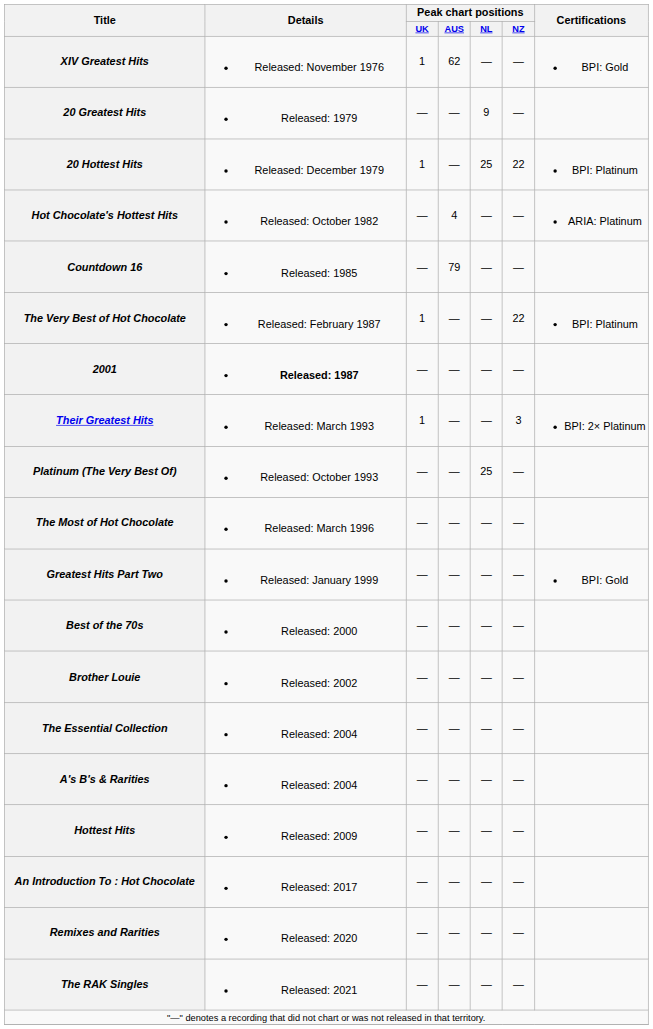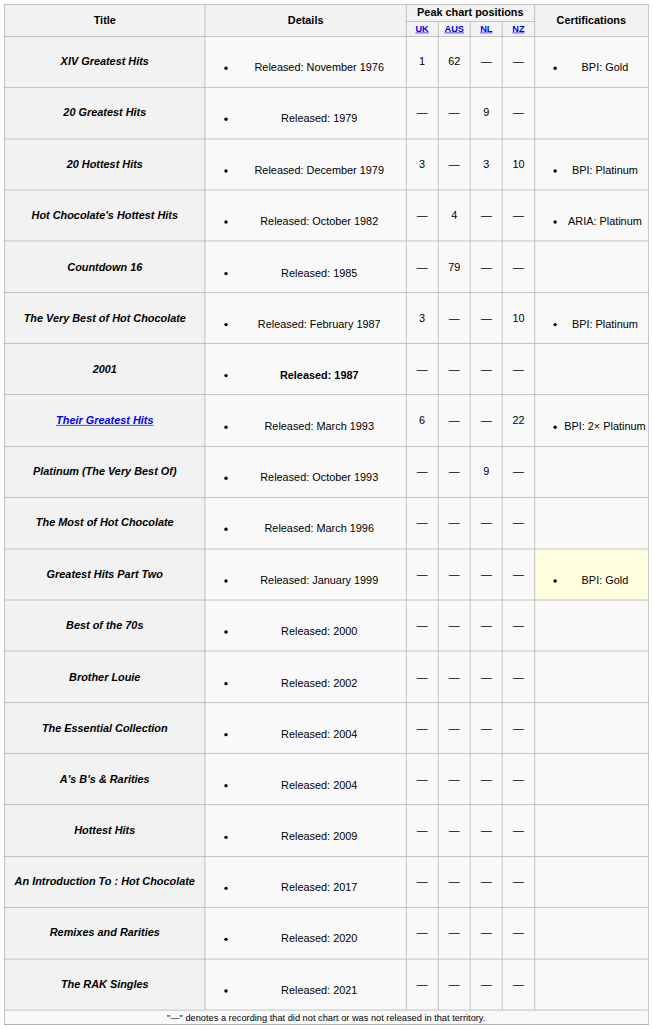(422, 164) 1 -> (422, 164) 3
(486, 164) 25 -> (486, 164) 3
(518, 164) 22 -> (518, 164) 10
(422, 318) 1 -> (422, 318) 3
(518, 318) 22 -> (518, 318) 10
(422, 420) 1 -> (422, 420) 6
(518, 420) 3 -> (518, 420) 22
(486, 472) 25 -> (486, 472) 9
(591, 580) no background -> (591, 580) lightyellow background
